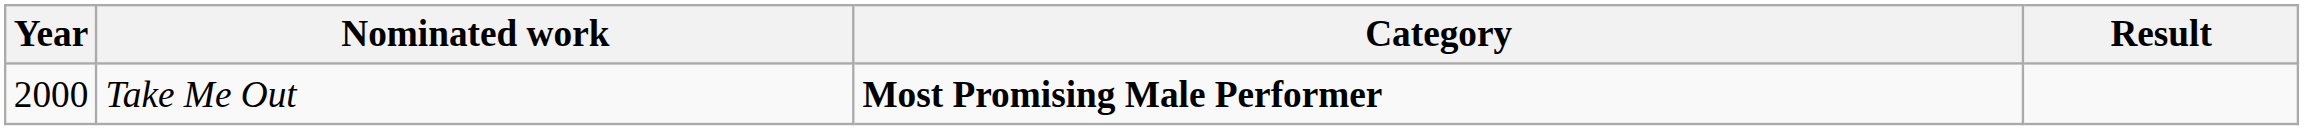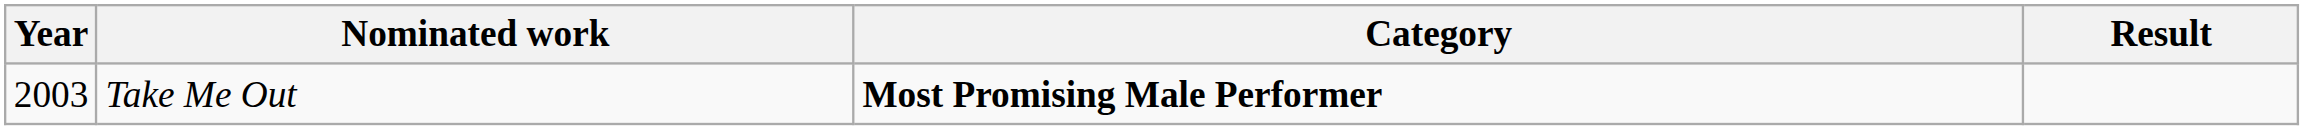(51, 93) 2000 -> (51, 93) 2003
